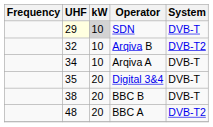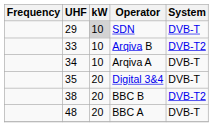(71, 29) lightyellow background -> (71, 29) no background
(71, 46) 32 -> (71, 46) 33
(184, 96) DVB-T -> (187, 96) DVB-T2
(187, 113) DVB-T2 -> (184, 113) DVB-T
